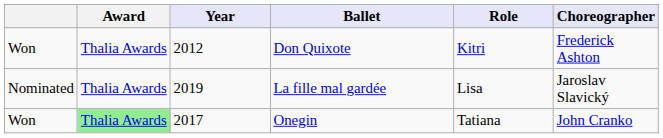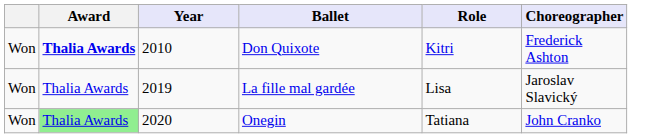(124, 48) normal -> (89, 48) bold
(188, 48) 2012 -> (157, 48) 2010
(41, 88) Nominated -> (22, 88) Won
(188, 120) 2017 -> (157, 120) 2020
